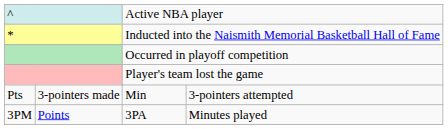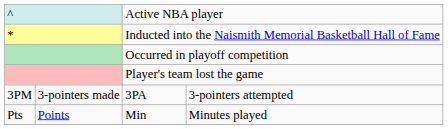(15, 94) Pts -> (20, 94) 3PM
(136, 94) Min -> (136, 94) 3PA
(20, 114) 3PM -> (15, 114) Pts
(136, 114) 3PA -> (136, 114) Min
